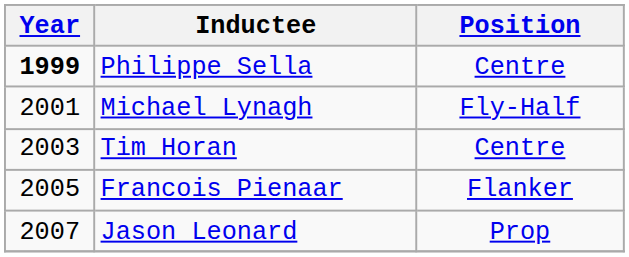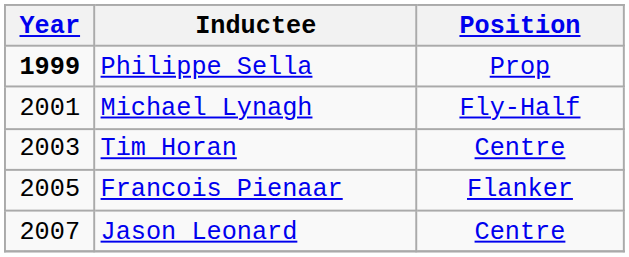(520, 67) Centre -> (520, 67) Prop
(520, 231) Prop -> (520, 231) Centre
